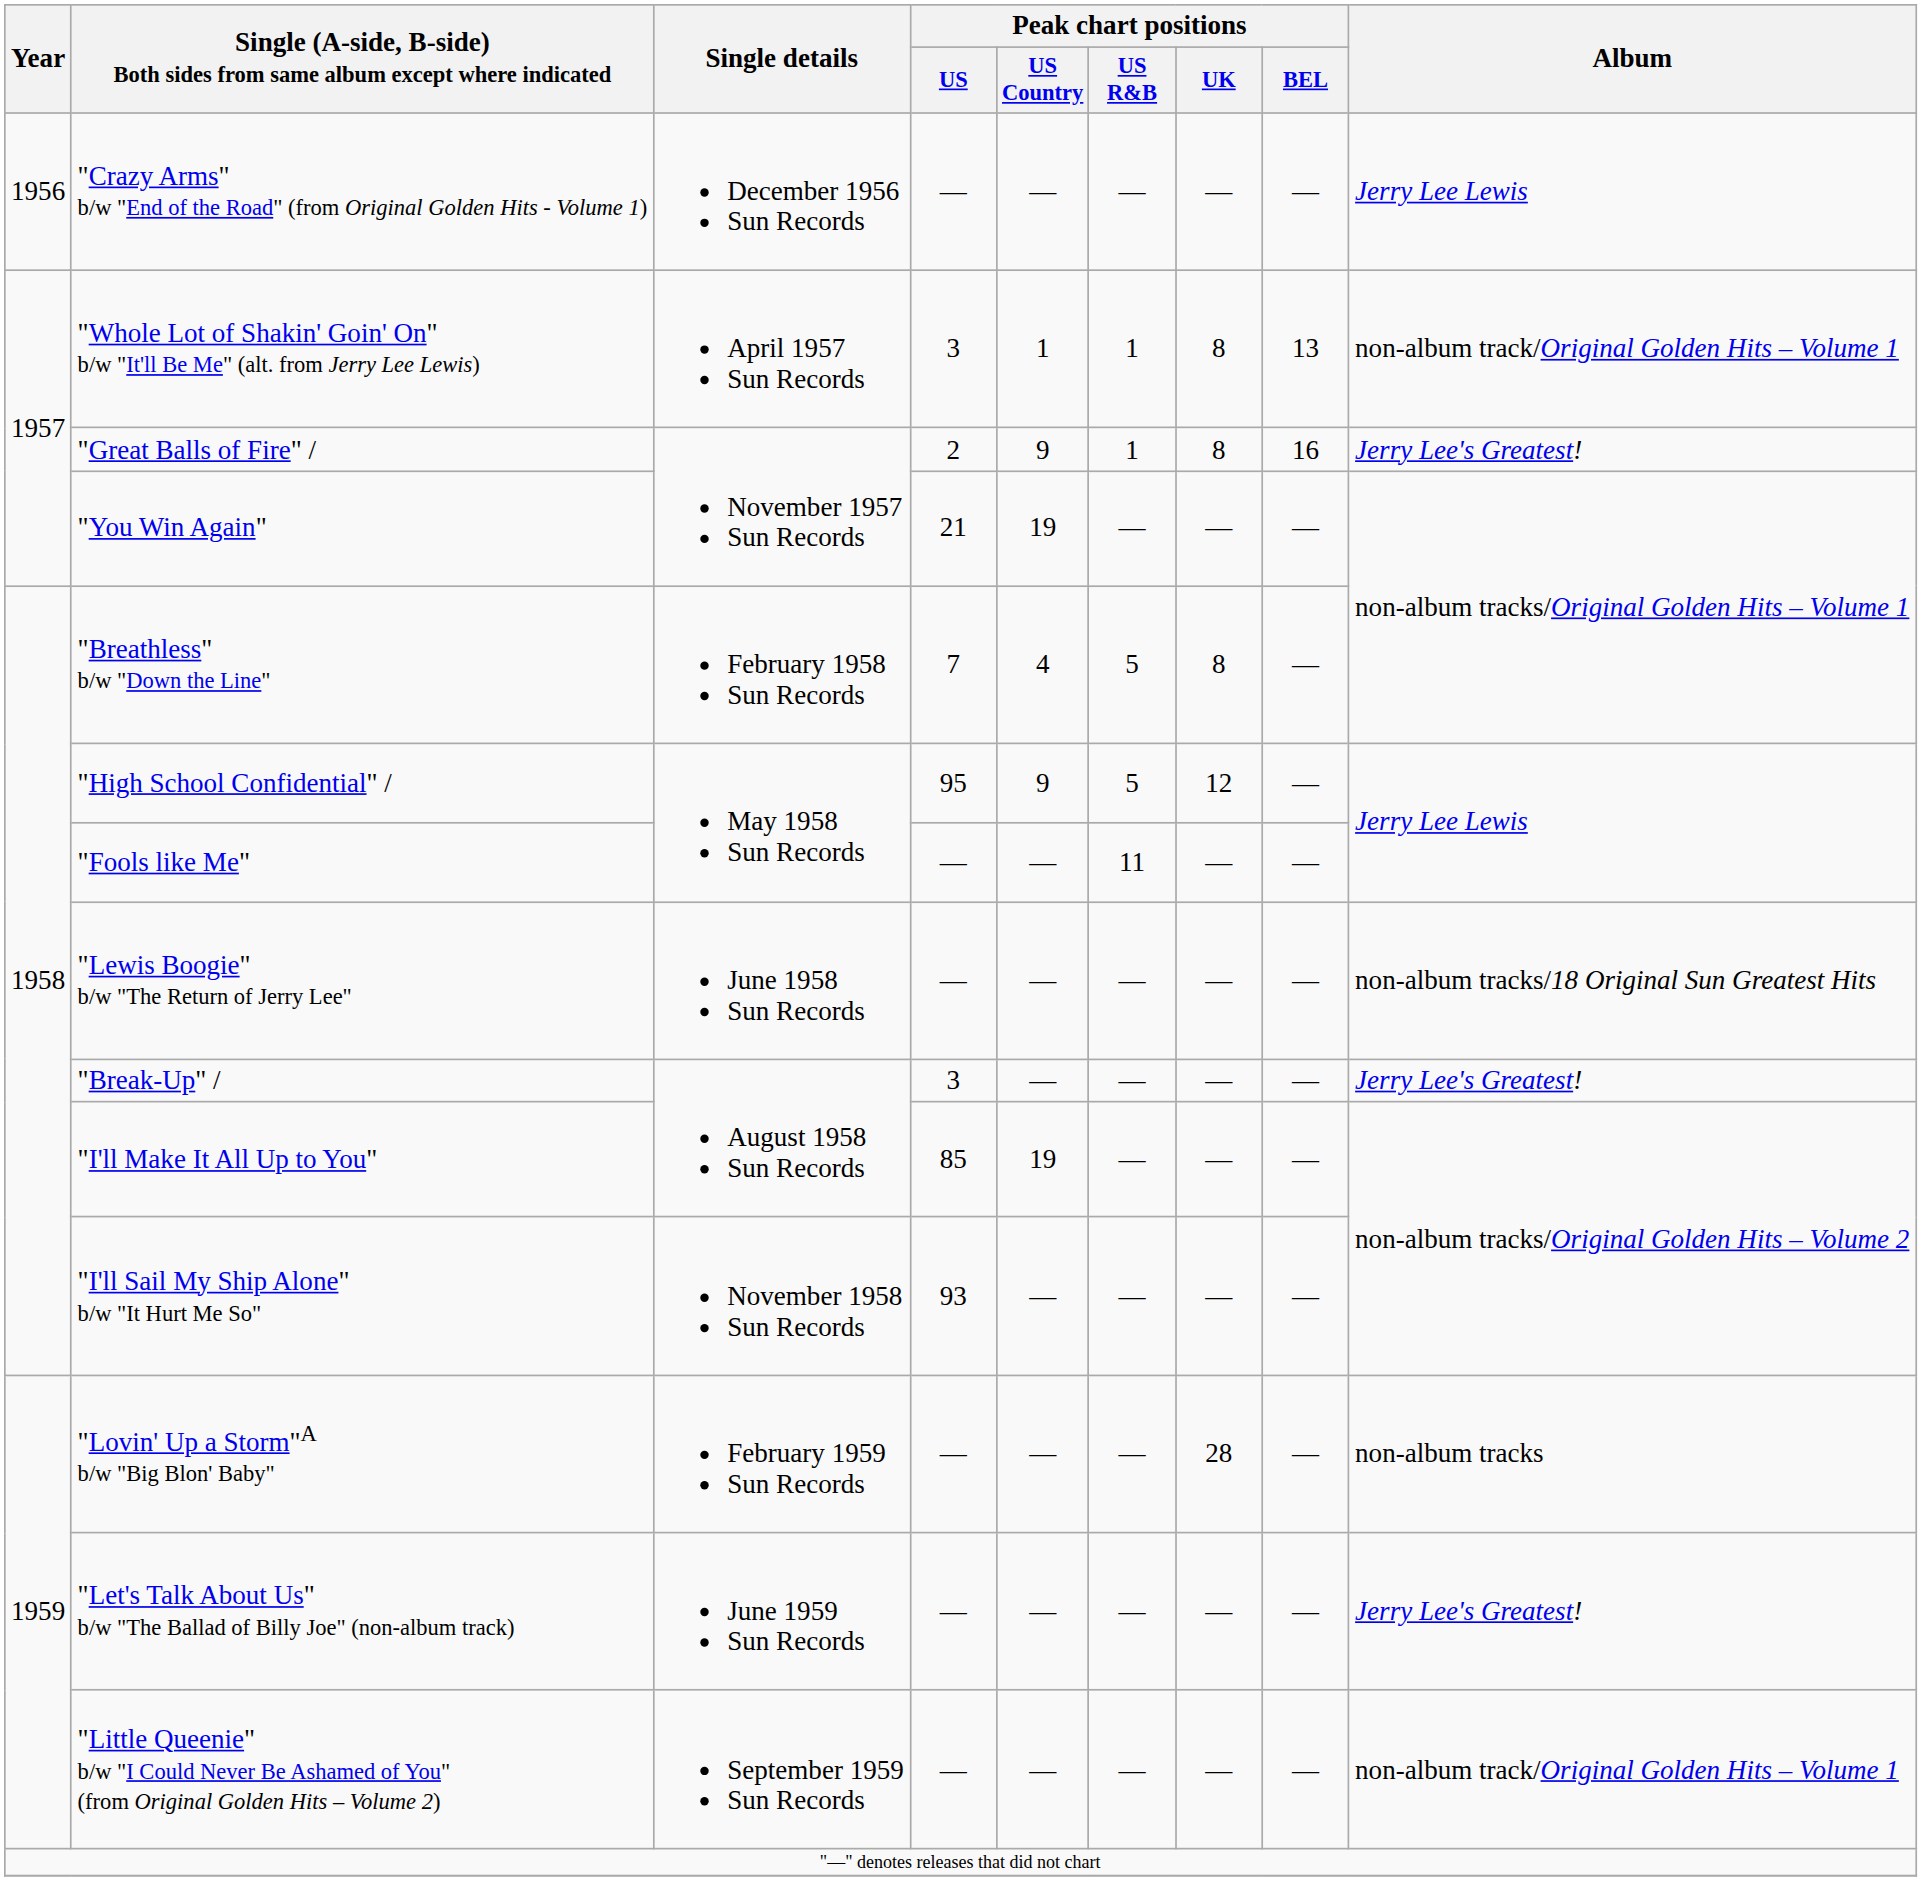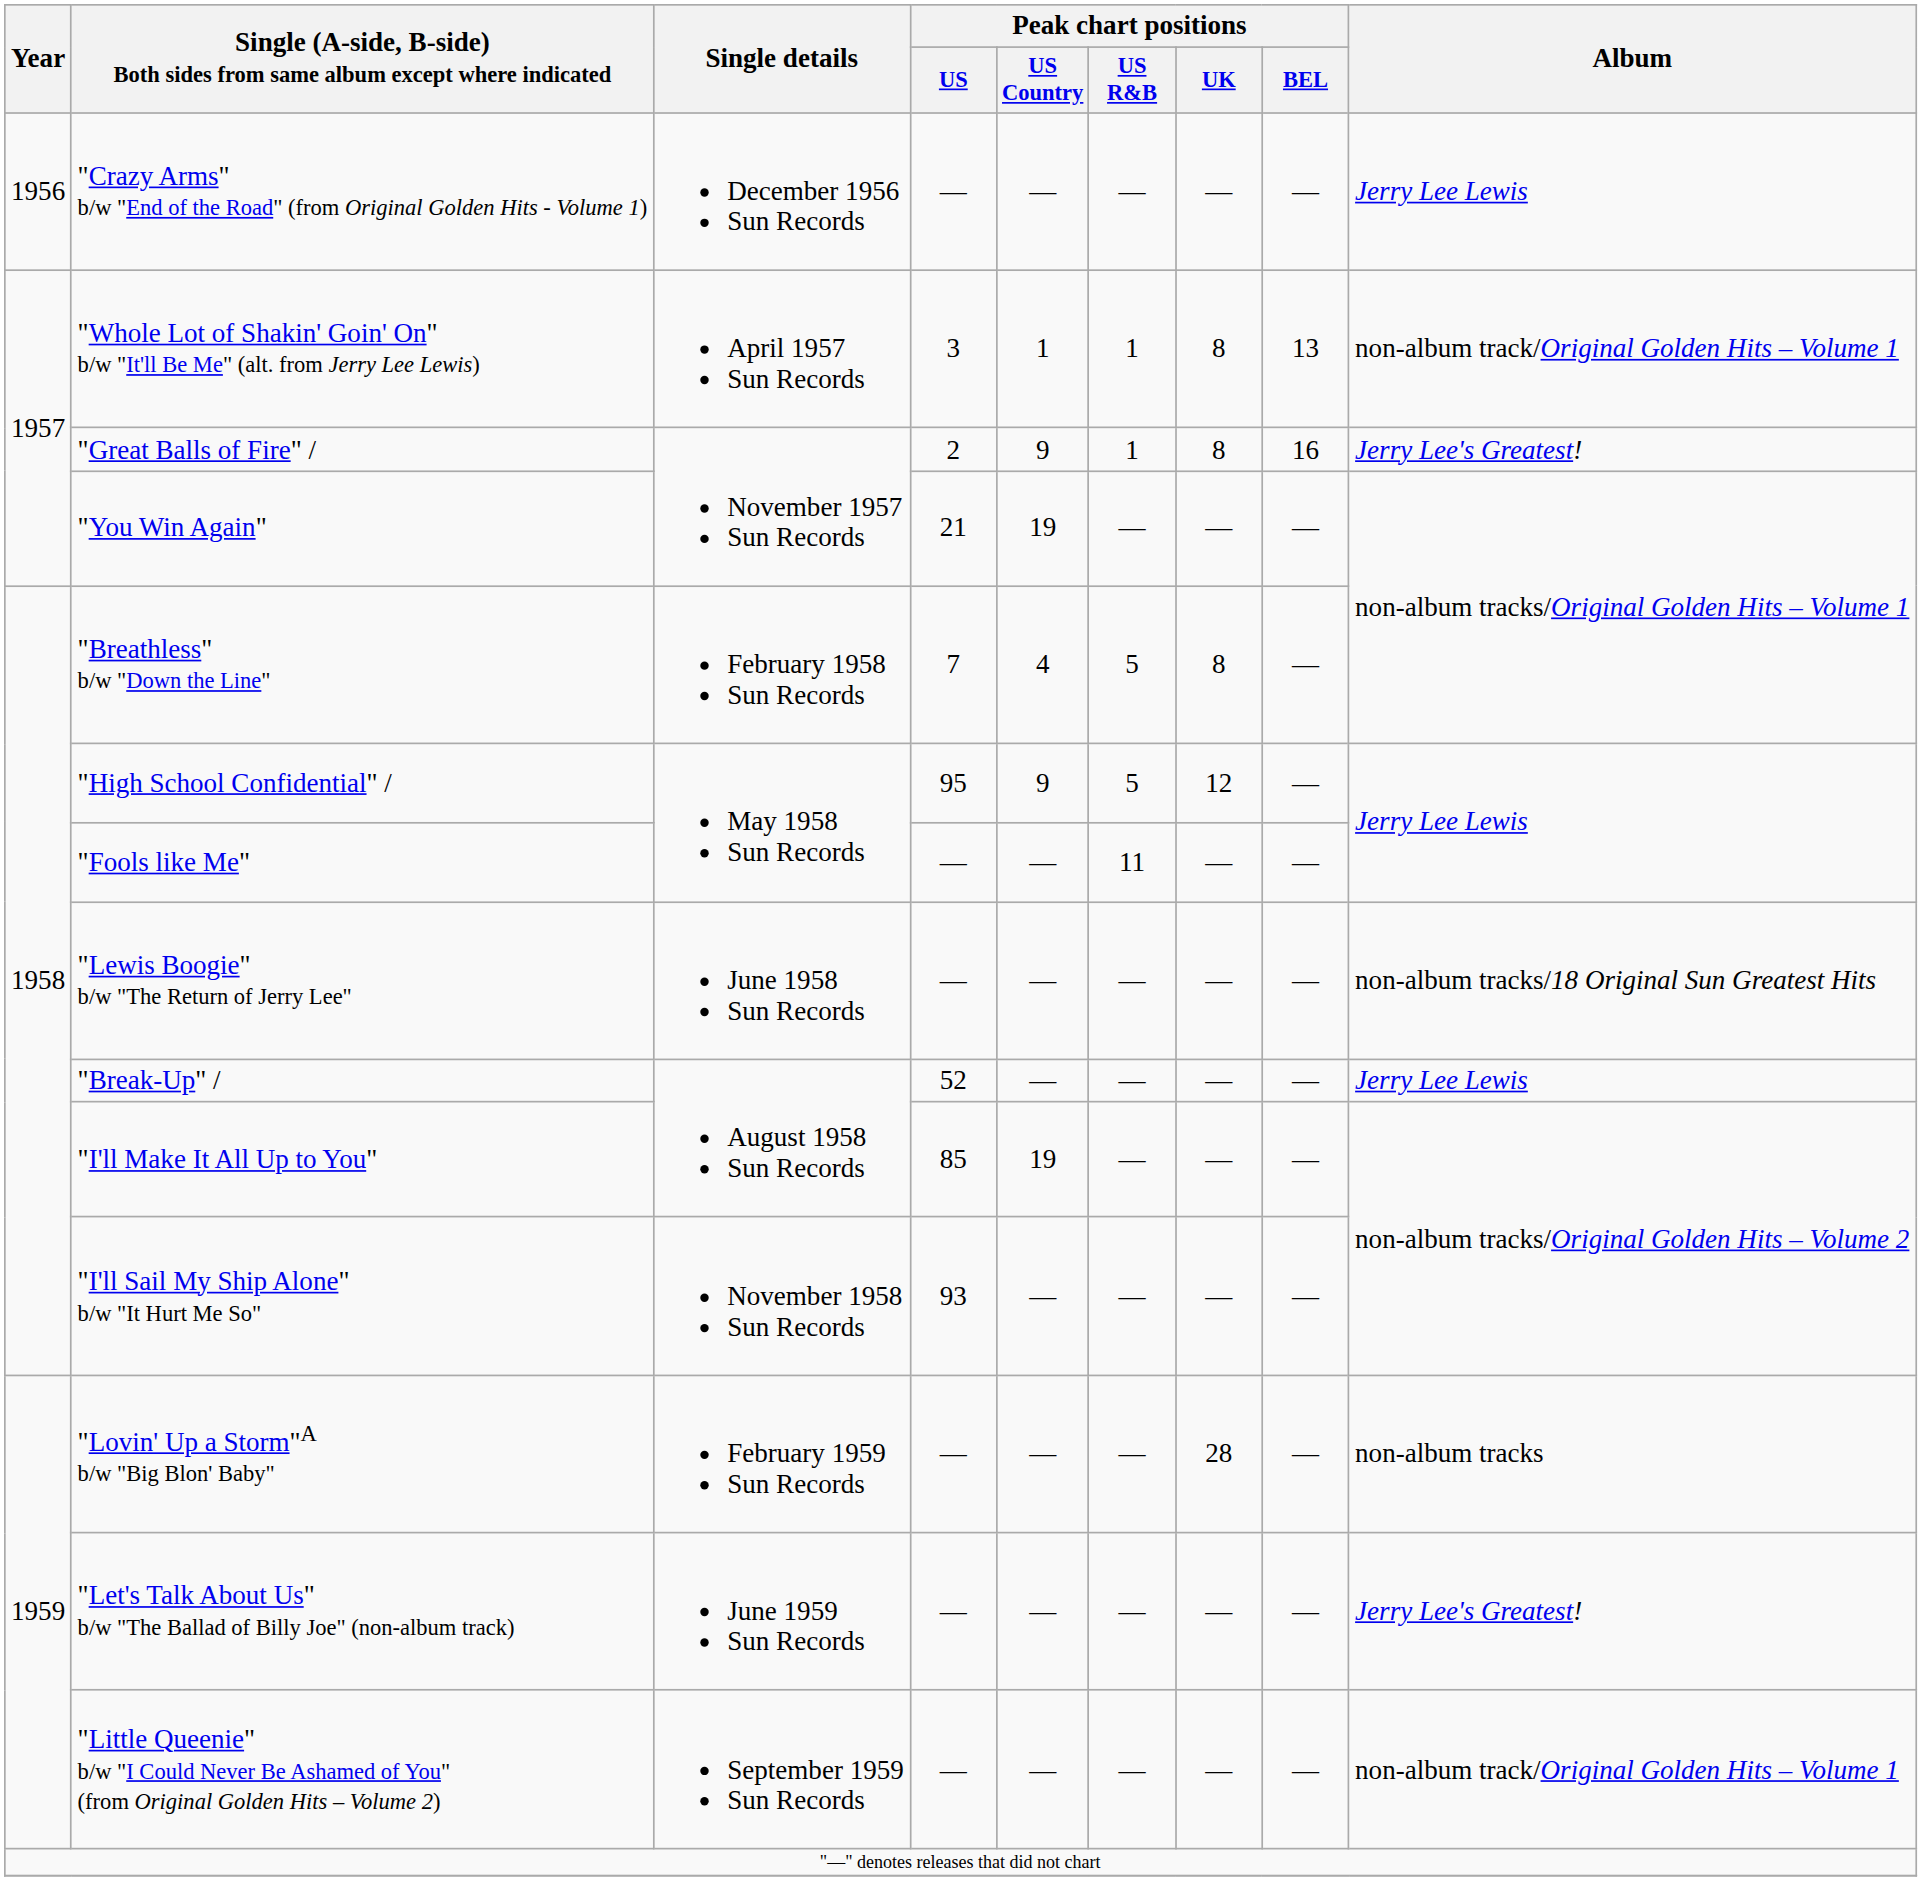(953, 1080) 3 -> (953, 1080) 52
(1469, 1080) Jerry Lee's Greatest! -> (1441, 1080) Jerry Lee Lewis
